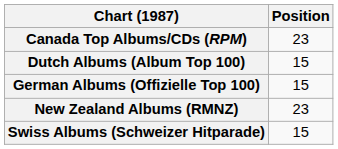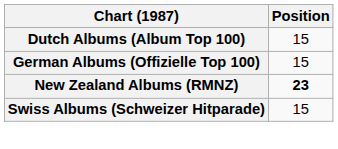- row: (136, 39)
(301, 109) normal -> (301, 86) bold
